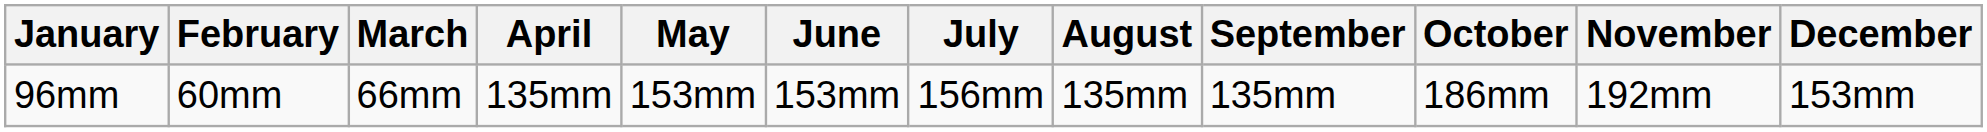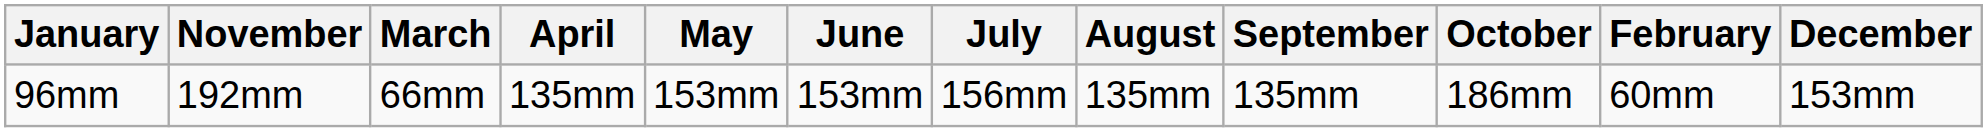columns swapped: (258, 34) <-> (1679, 34)
